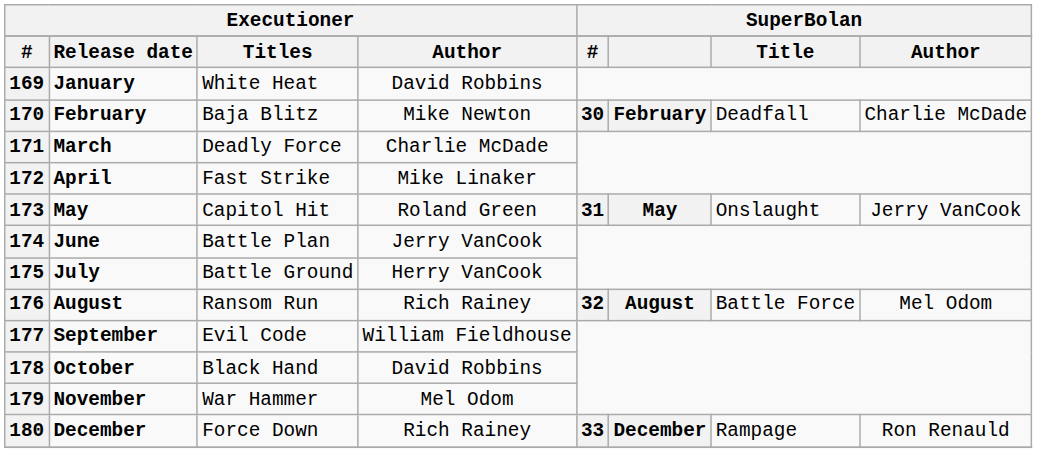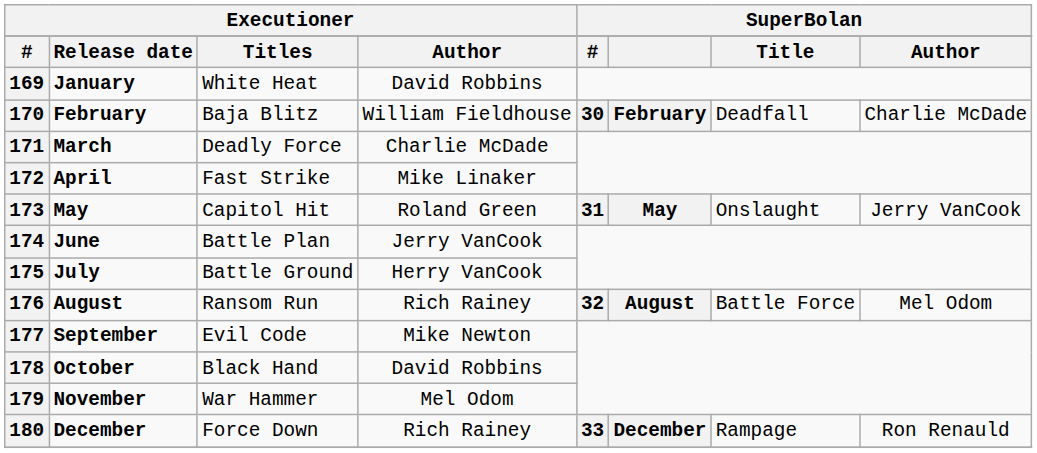(467, 115) Mike Newton -> (467, 115) William Fieldhouse
(467, 336) William Fieldhouse -> (467, 336) Mike Newton
